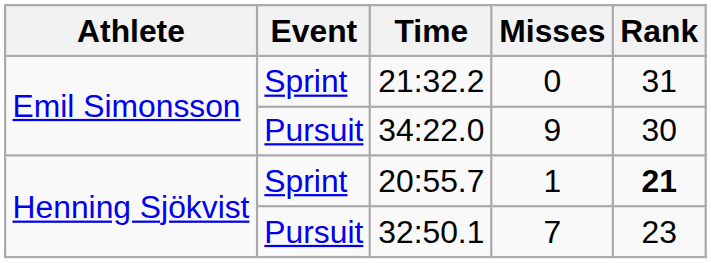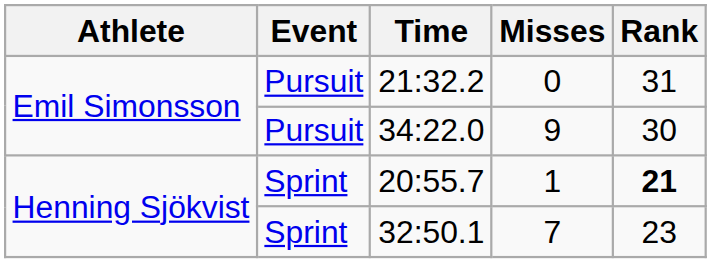(306, 81) Sprint -> (314, 81) Pursuit
(314, 232) Pursuit -> (306, 232) Sprint
